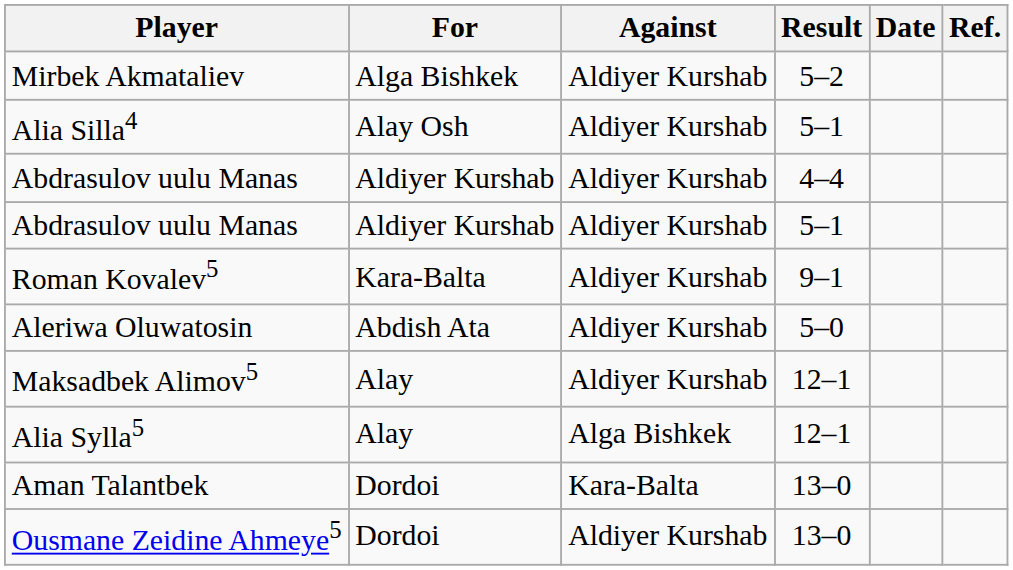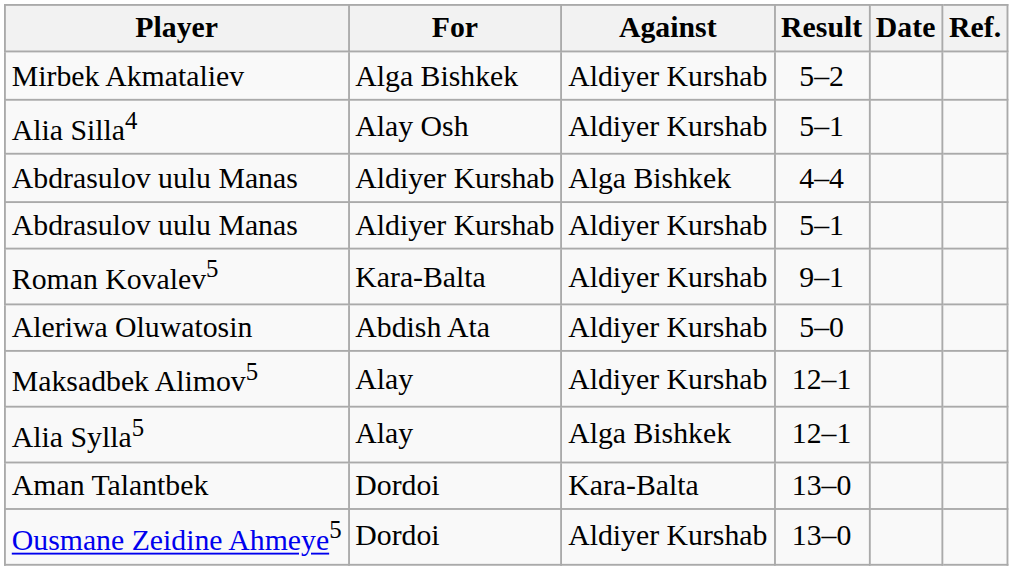(668, 177) Aldiyer Kurshab -> (650, 177) Alga Bishkek
